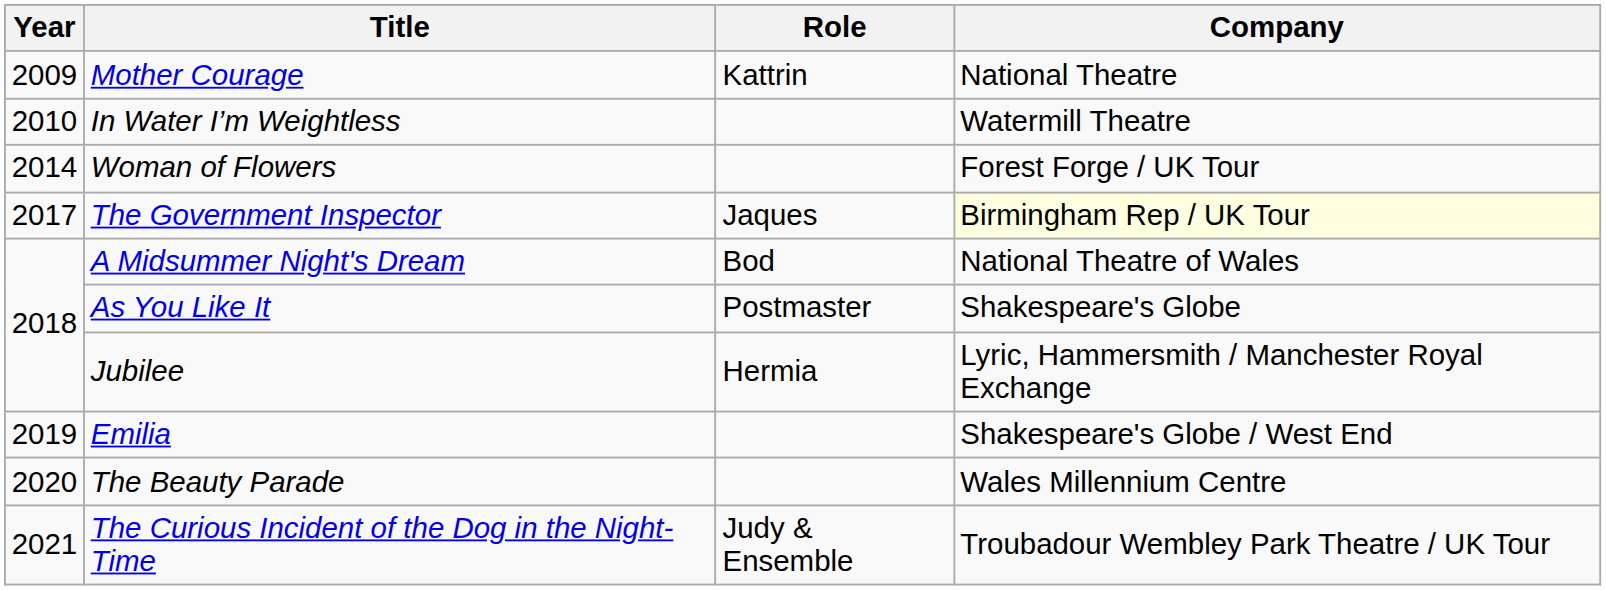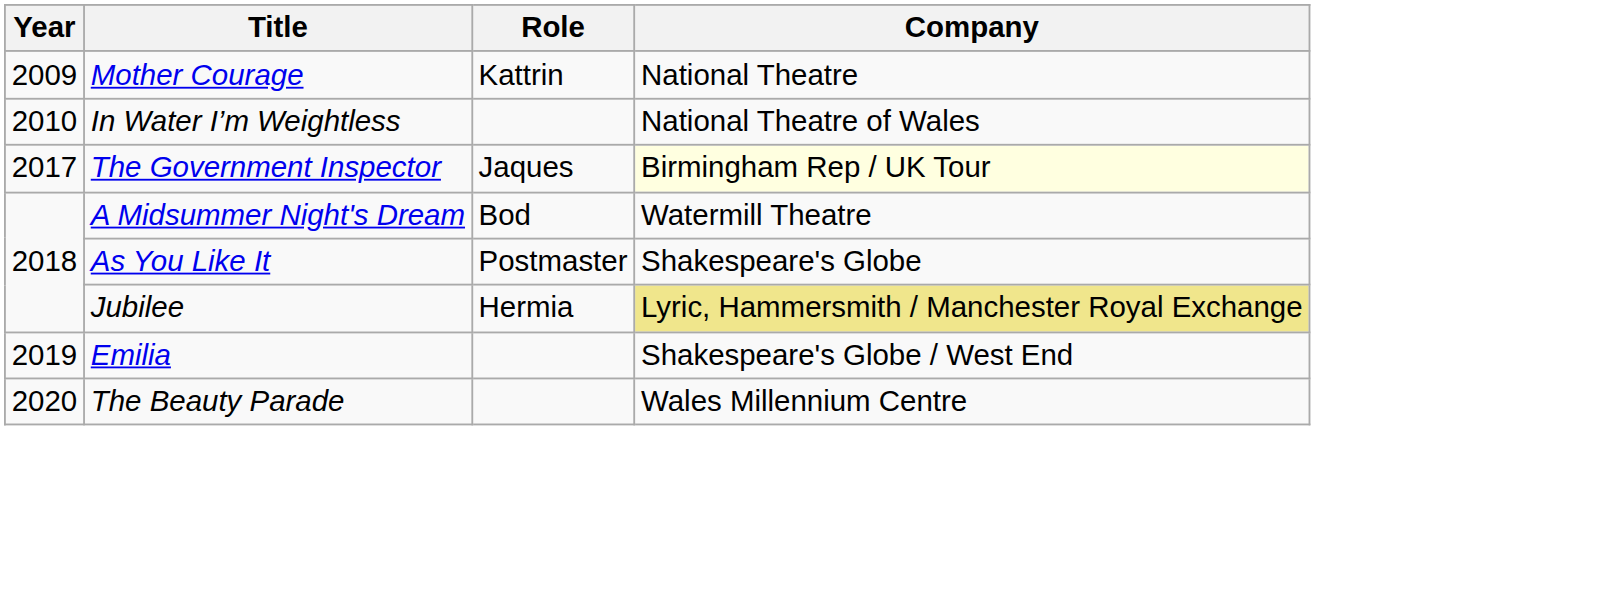(1076, 121) Watermill Theatre -> (810, 121) National Theatre of Wales
- row: (213, 167)
(1130, 261) National Theatre of Wales -> (756, 214) Watermill Theatre
(1222, 371) no background -> (972, 307) khaki background
- row: (382, 544)
